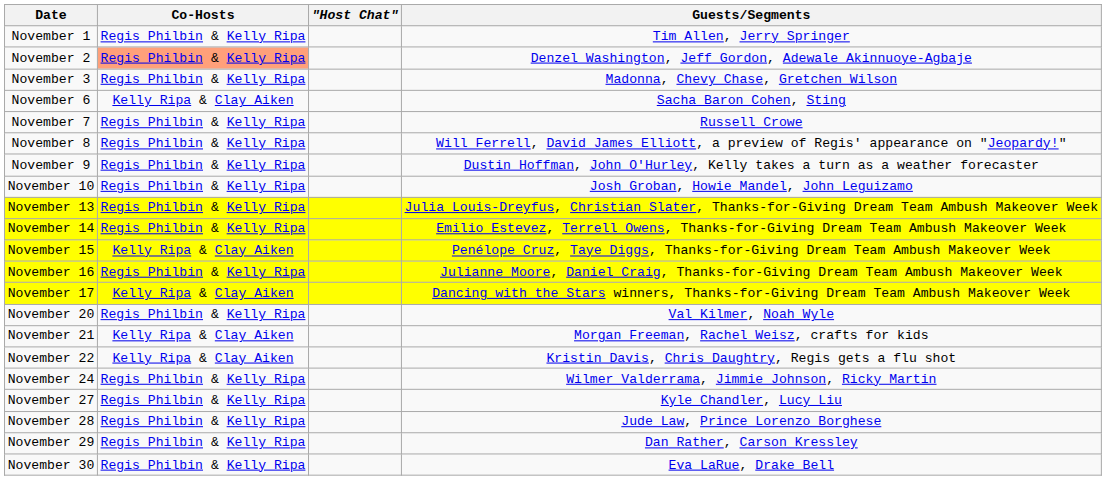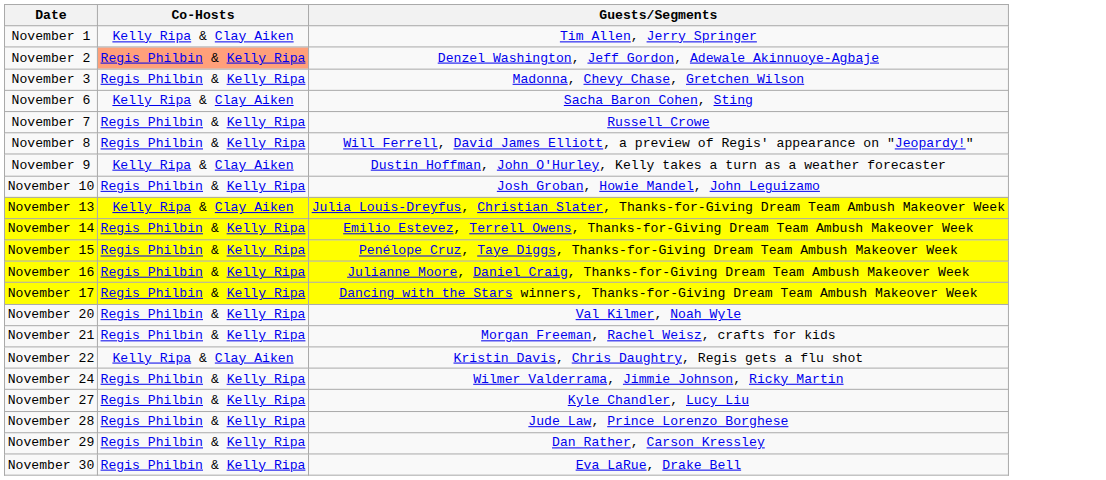- column: (355, 15)
(203, 37) Regis Philbin & Kelly Ripa -> (203, 37) Kelly Ripa & Clay Aiken
(203, 165) Regis Philbin & Kelly Ripa -> (203, 165) Kelly Ripa & Clay Aiken
(203, 208) Regis Philbin & Kelly Ripa -> (203, 208) Kelly Ripa & Clay Aiken
(203, 251) Kelly Ripa & Clay Aiken -> (203, 251) Regis Philbin & Kelly Ripa
(203, 293) Kelly Ripa & Clay Aiken -> (203, 293) Regis Philbin & Kelly Ripa
(203, 336) Kelly Ripa & Clay Aiken -> (203, 336) Regis Philbin & Kelly Ripa
